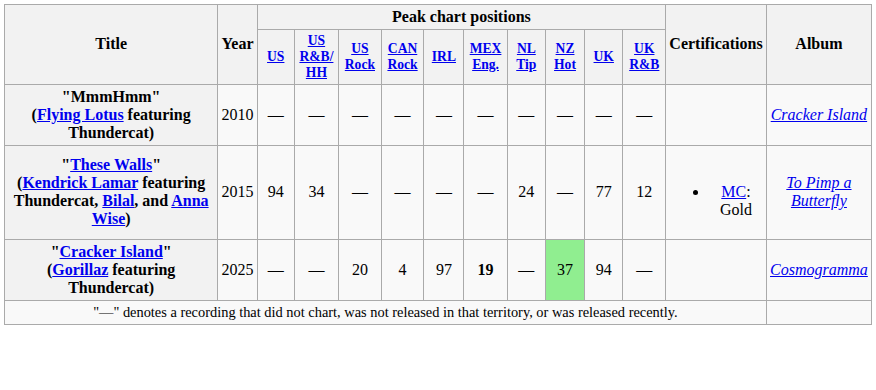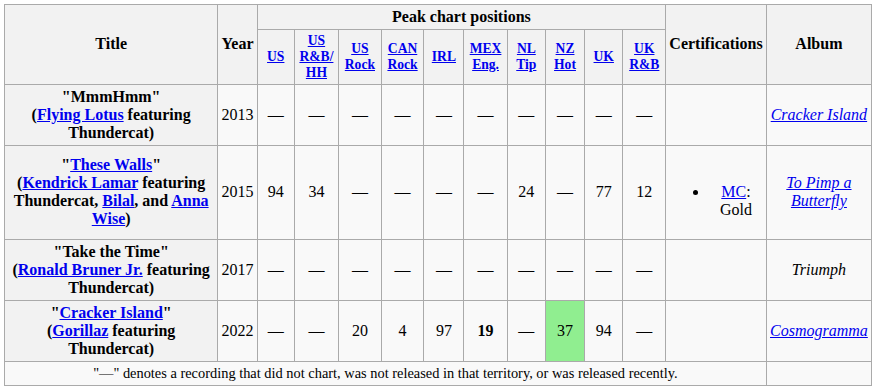(238, 114) 2010 -> (238, 114) 2013
+ row: (111, 269)
(238, 269) 2025 -> (238, 331) 2022
